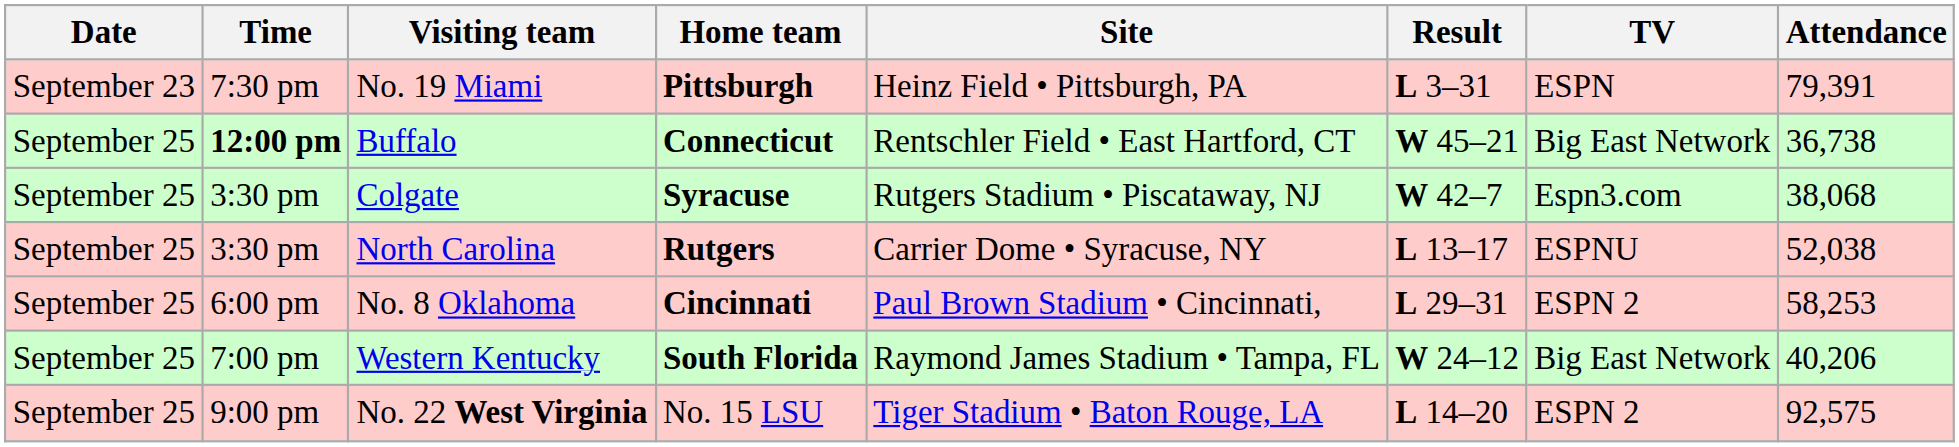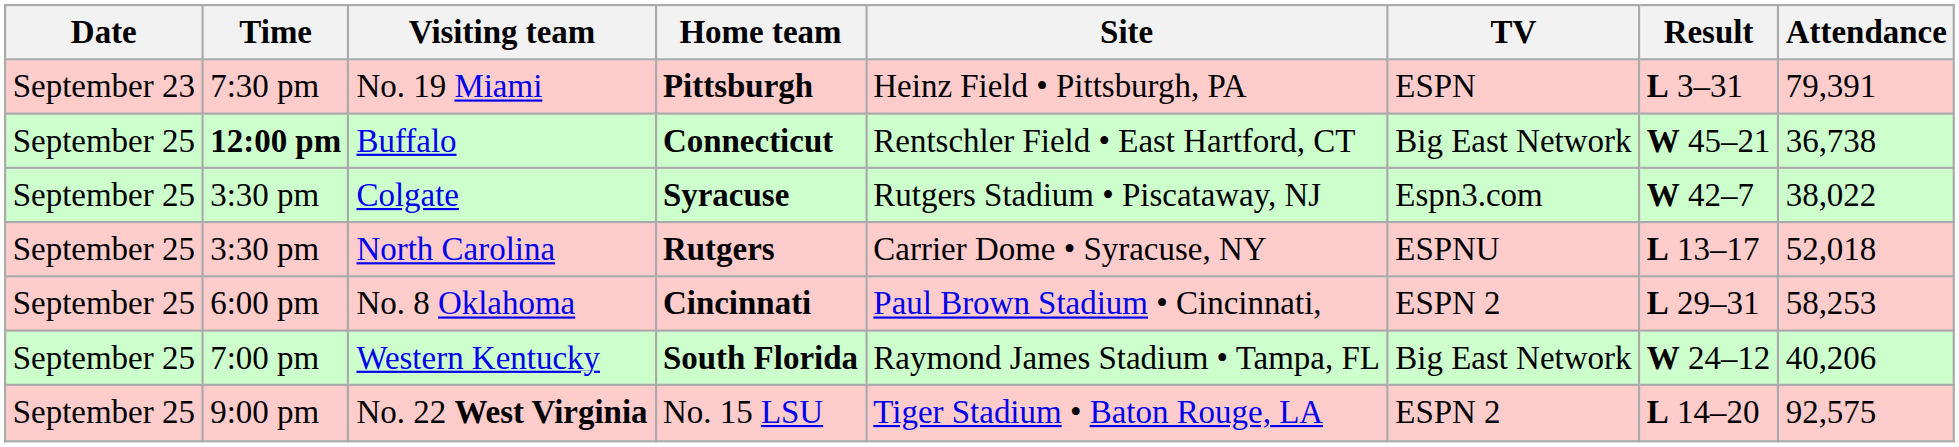columns swapped: (1652, 31) <-> (1457, 31)
(1831, 195) 38,068 -> (1831, 195) 38,022
(1831, 249) 52,038 -> (1831, 249) 52,018
